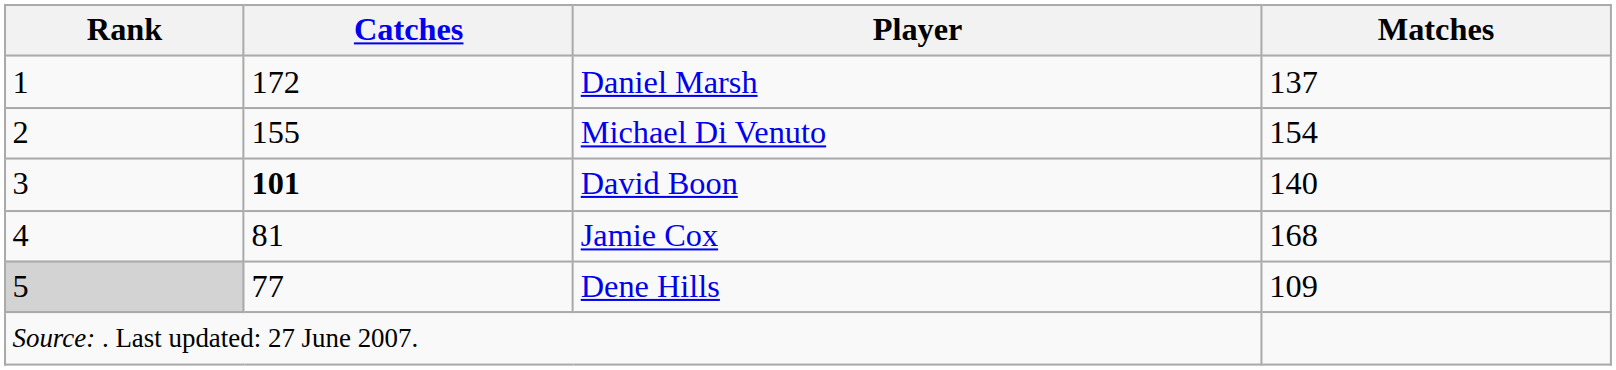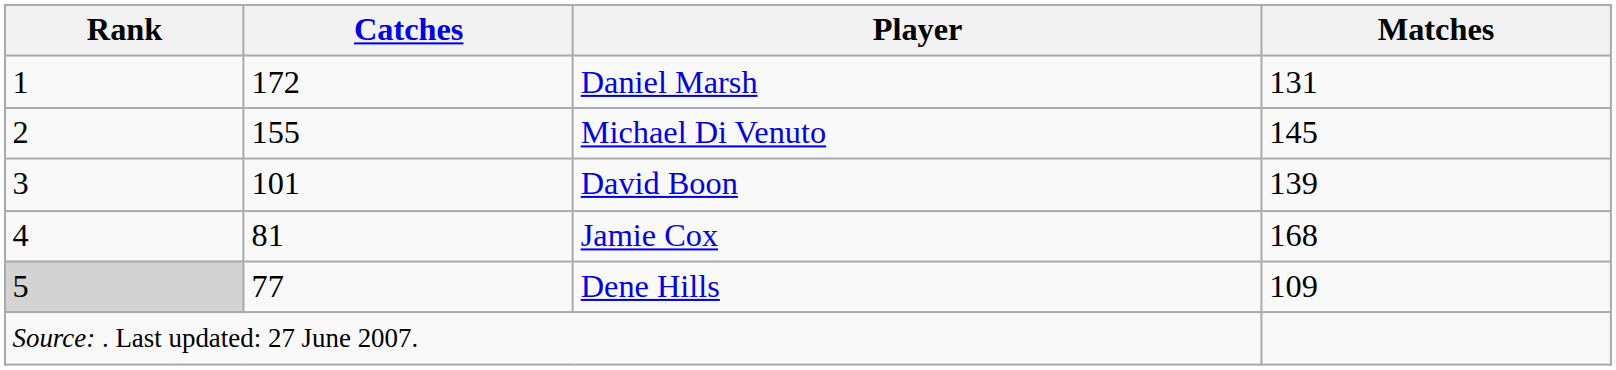(1294, 81) 137 -> (1294, 81) 131
(1294, 132) 154 -> (1294, 132) 145
(276, 183) bold -> (276, 183) normal
(1294, 183) 140 -> (1294, 183) 139
